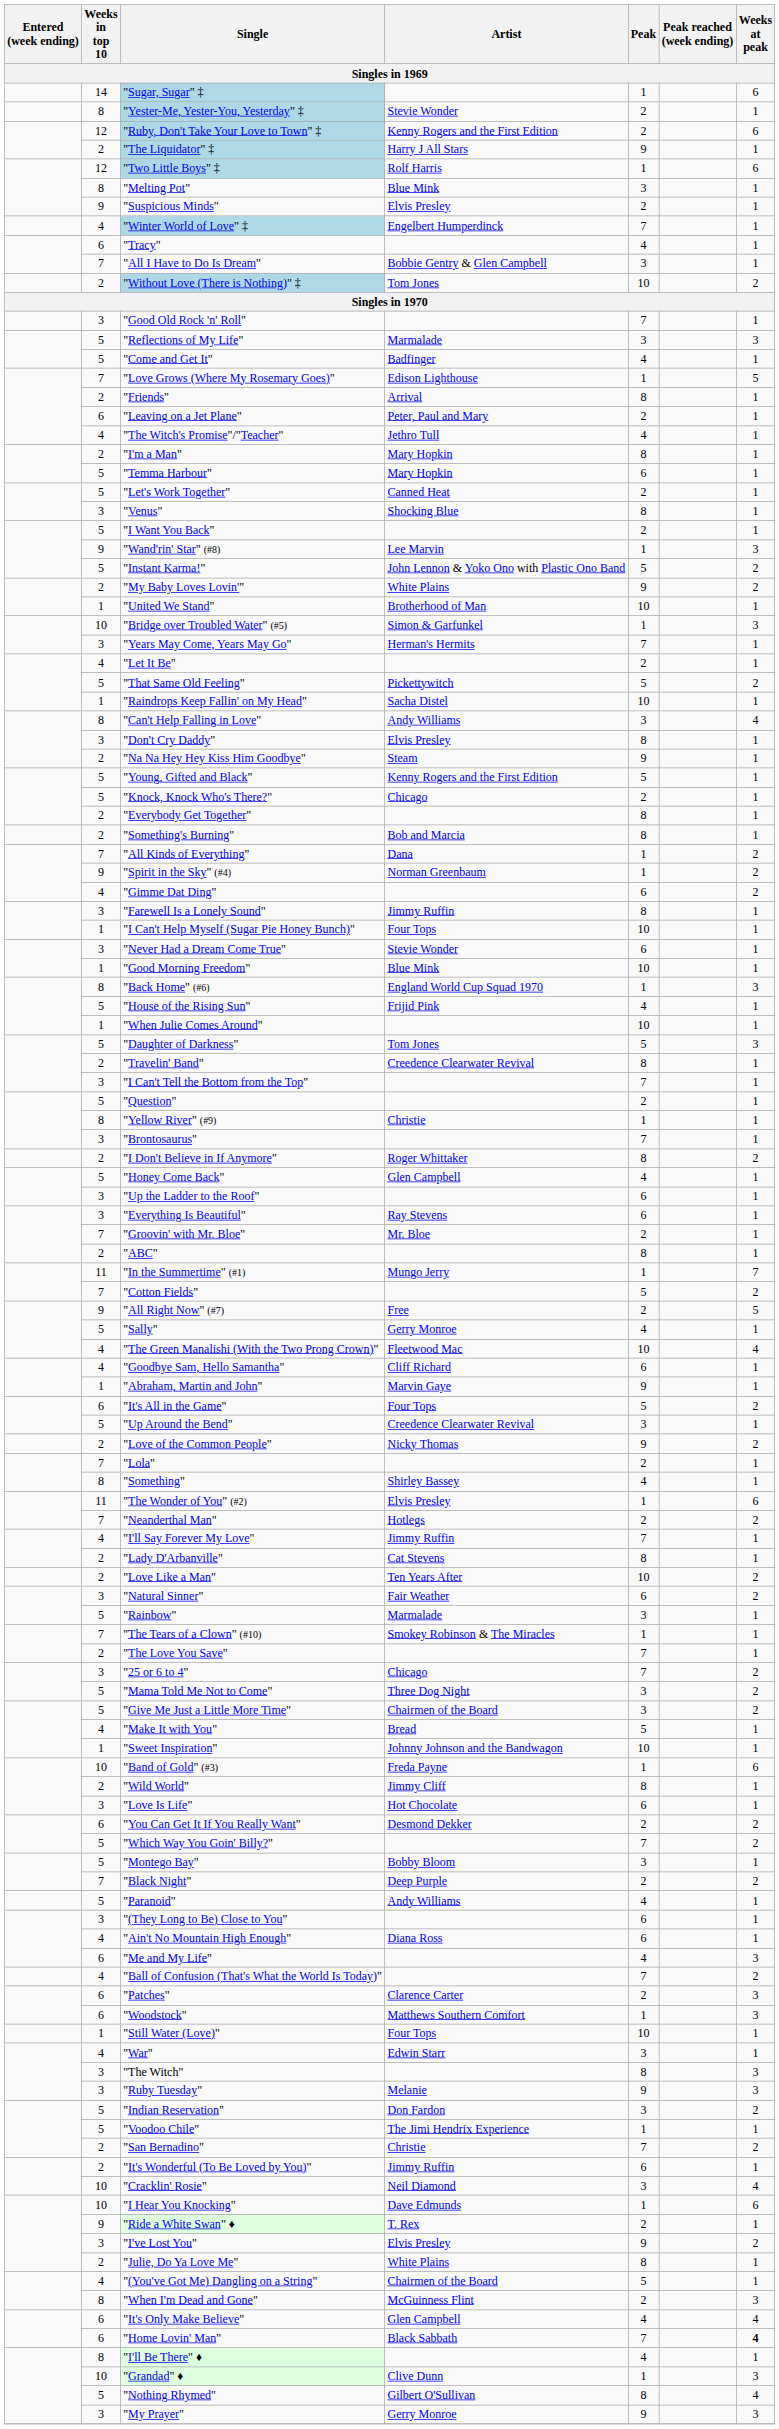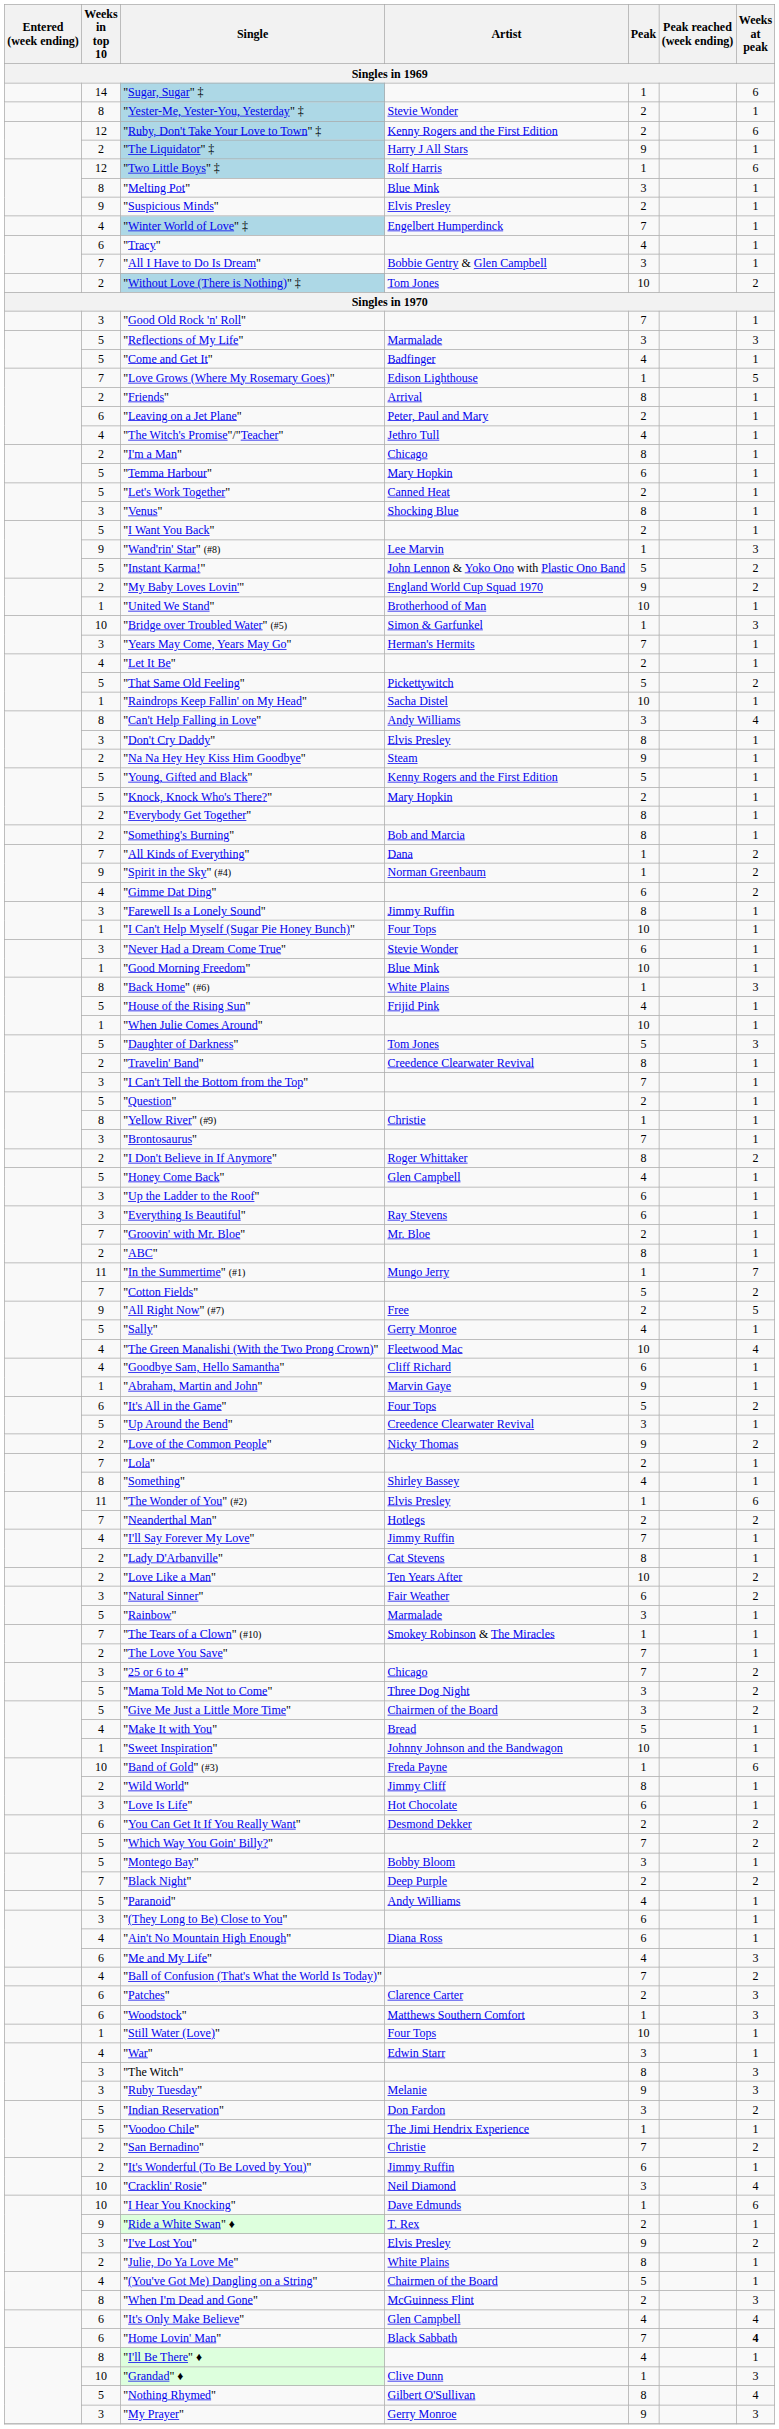(420, 454) Mary Hopkin -> (408, 454) Chicago
(418, 587) White Plains -> (465, 587) England World Cup Squad 1970
(408, 796) Chicago -> (420, 796) Mary Hopkin
(465, 987) England World Cup Squad 1970 -> (418, 987) White Plains
